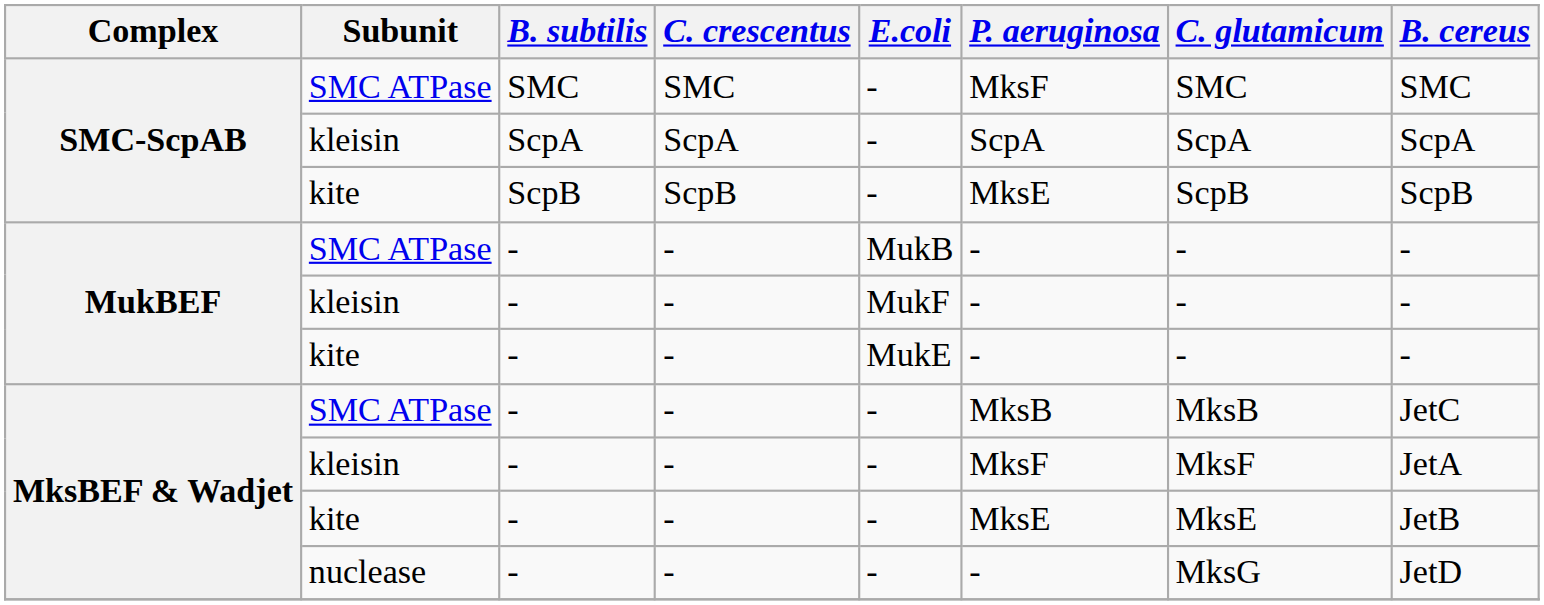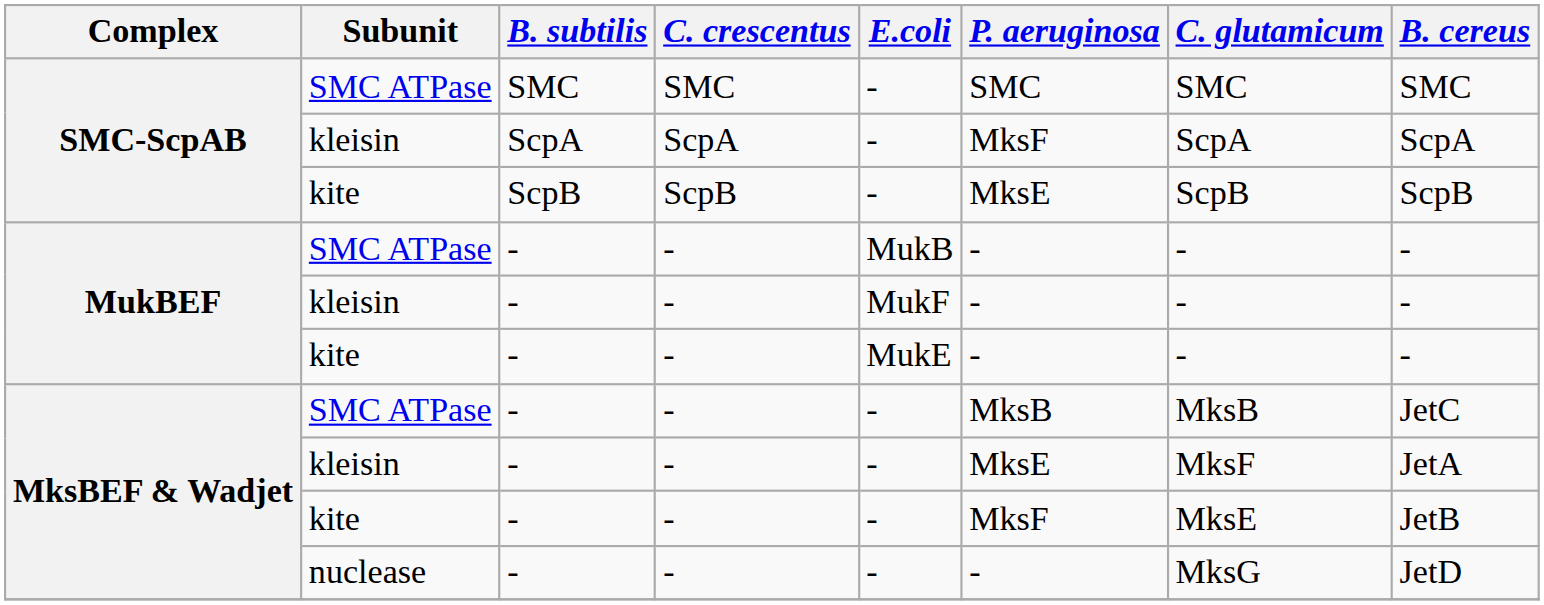(1009, 85) MksF -> (1005, 85) SMC
(1007, 139) ScpA -> (1009, 139) MksF
(1009, 463) MksF -> (1010, 463) MksE
(1010, 517) MksE -> (1009, 517) MksF
